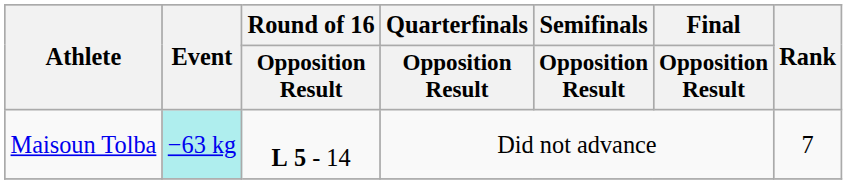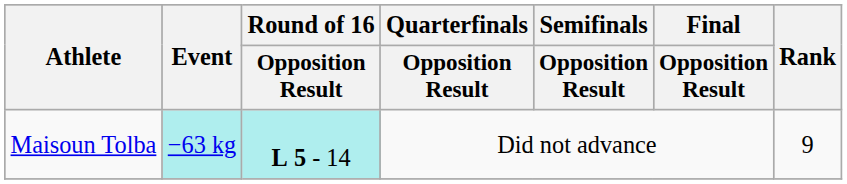(311, 158) no background -> (311, 158) paleturquoise background
(808, 144) 7 -> (808, 144) 9
